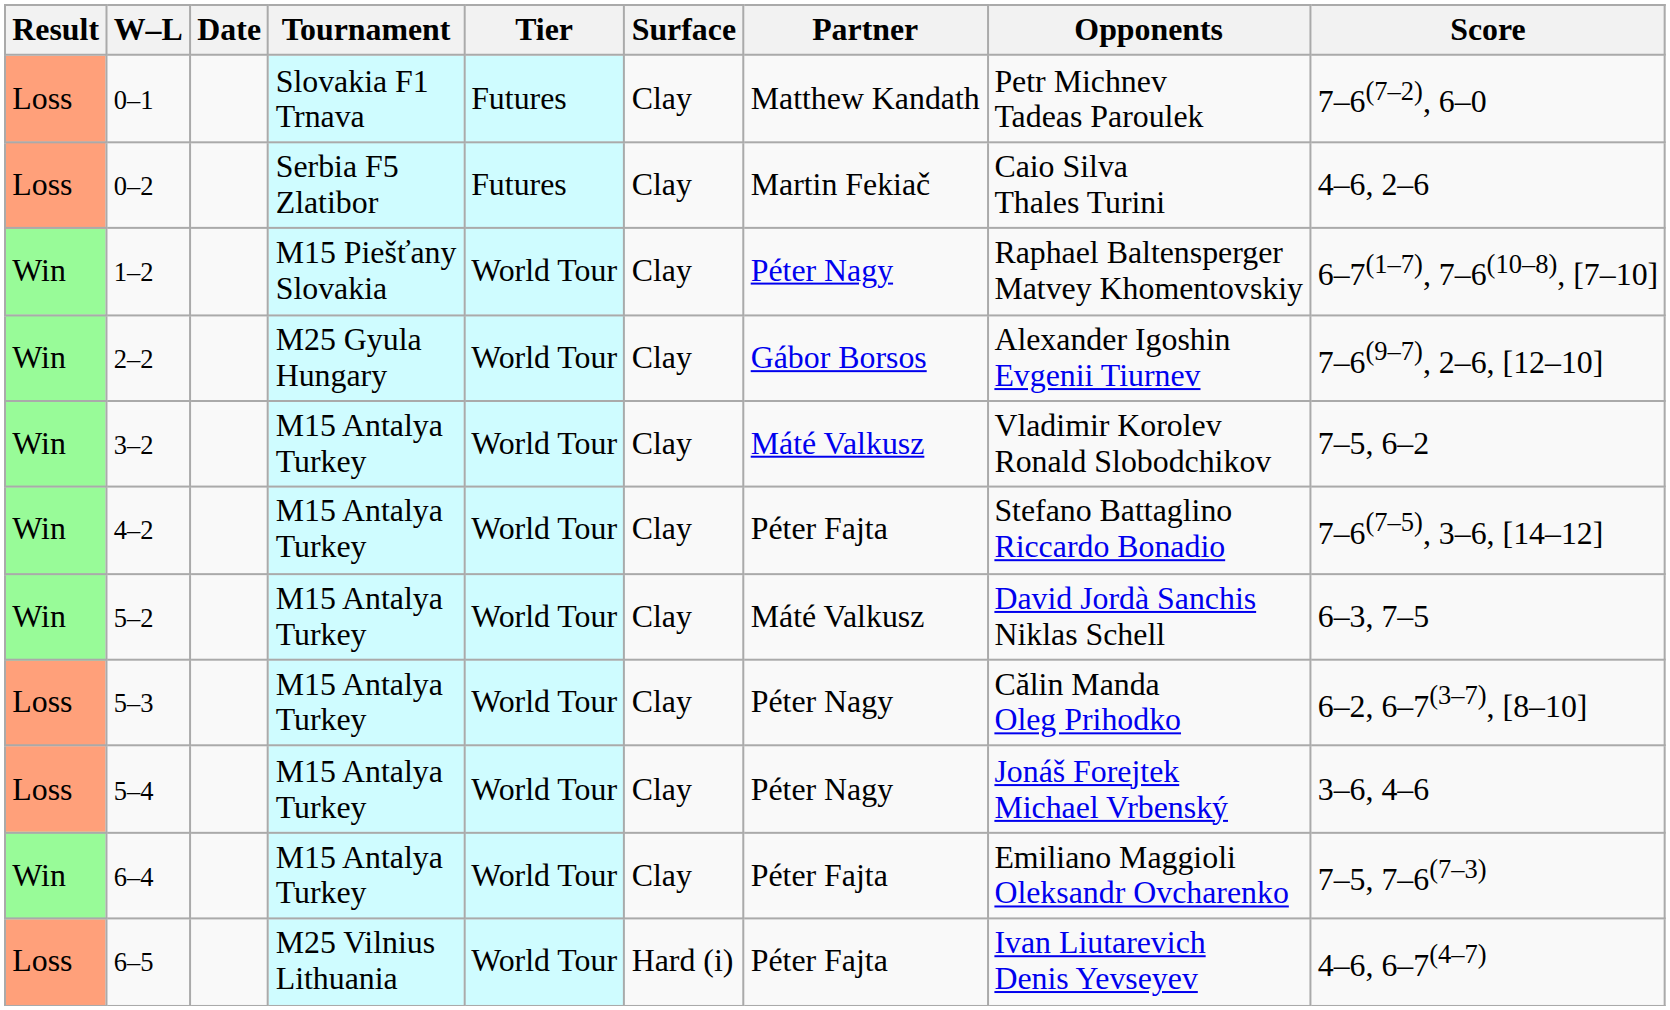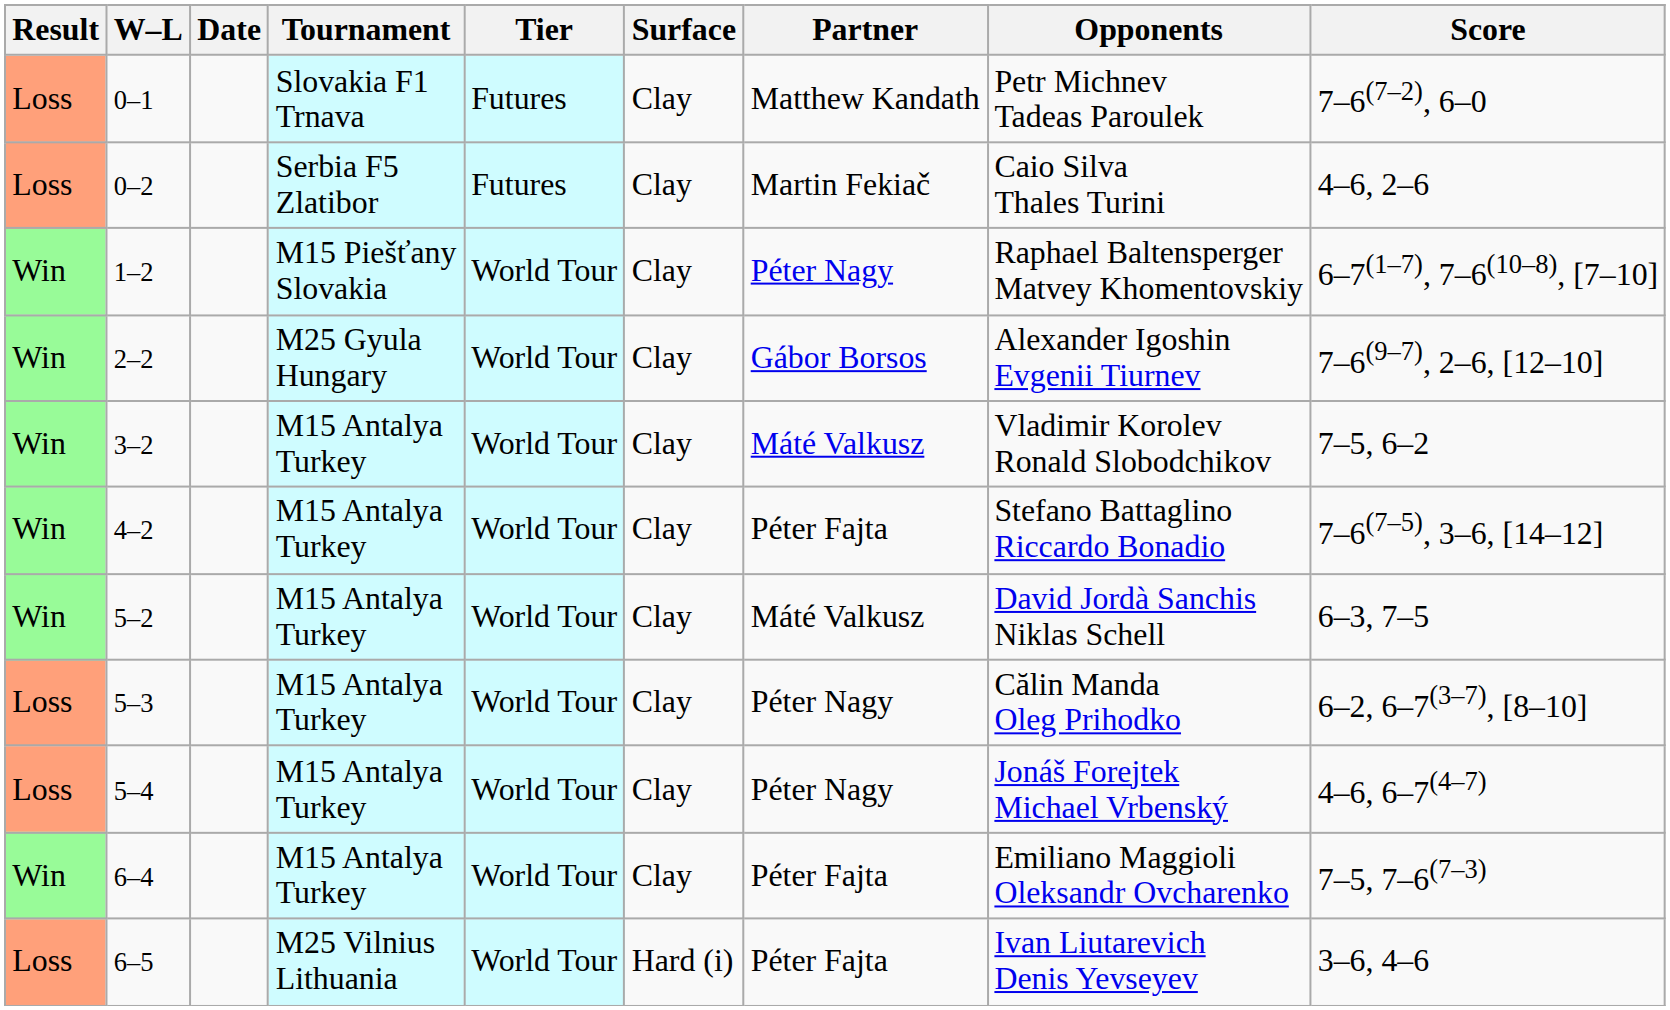(1373, 788) 3–6, 4–6 -> (1402, 788) 4–6, 6–7(4–7)
(1402, 961) 4–6, 6–7(4–7) -> (1373, 961) 3–6, 4–6
